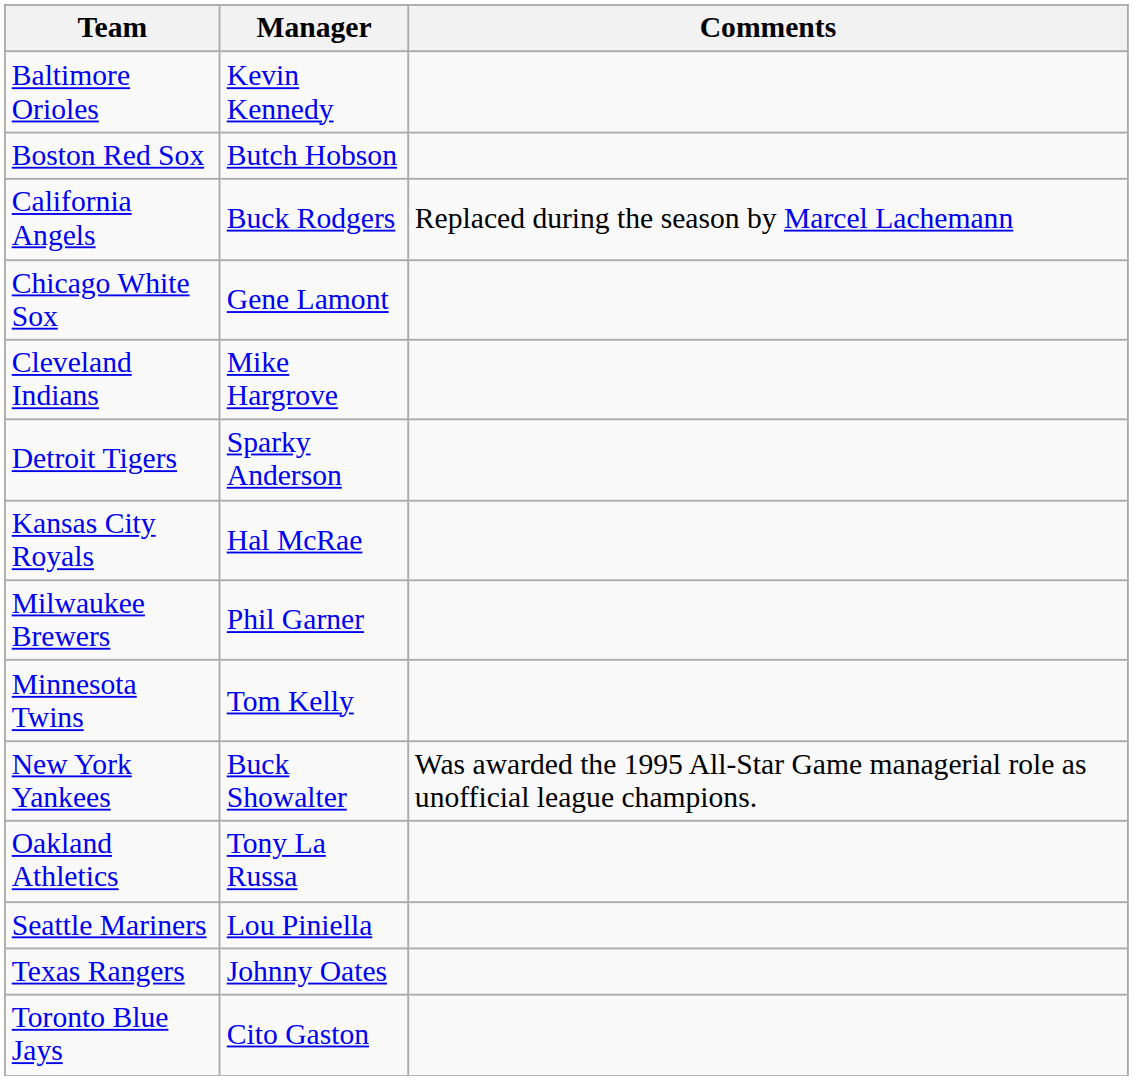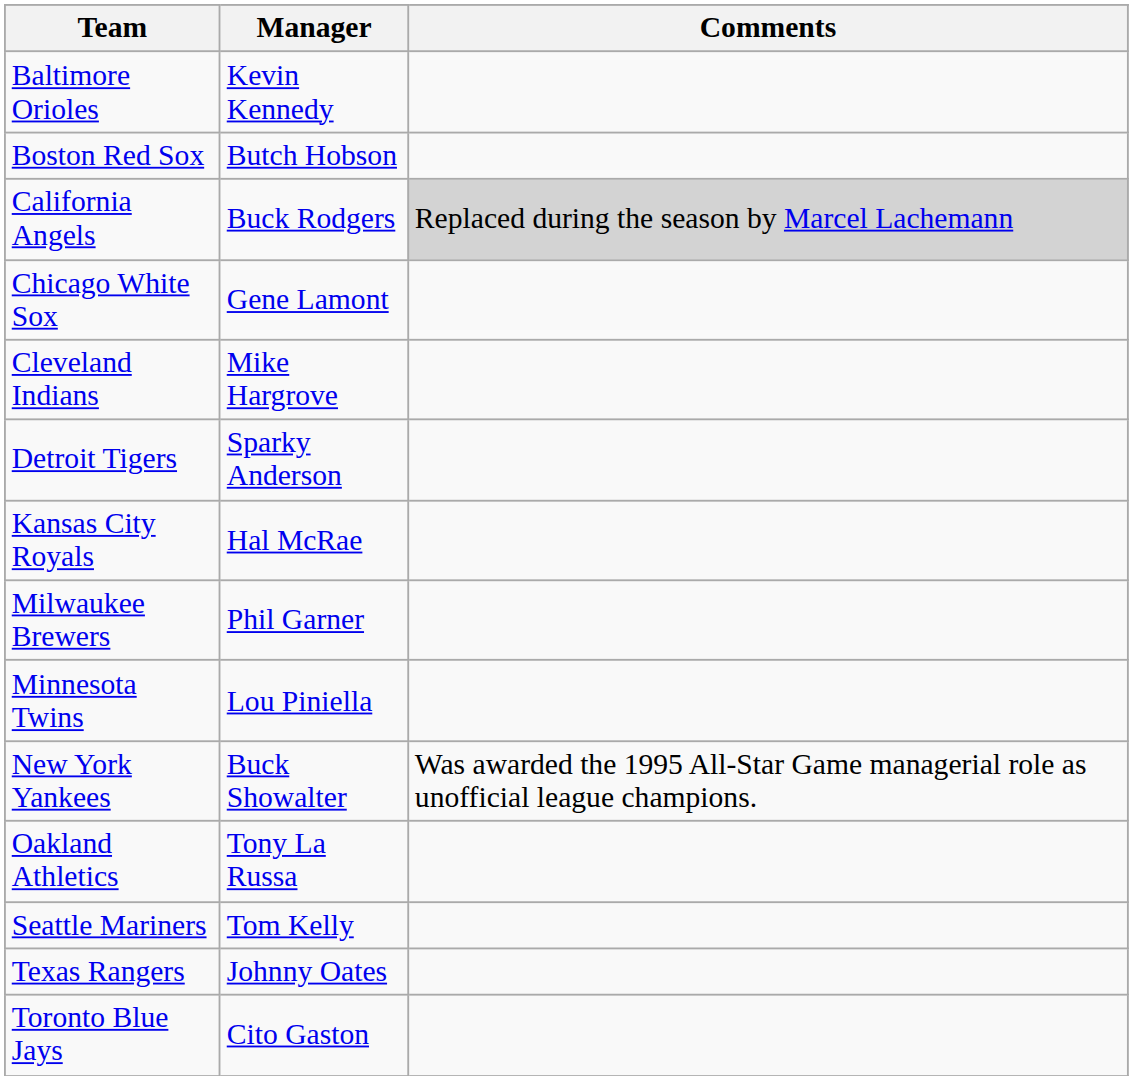(714, 218) no background -> (714, 218) lightgrey background
(290, 700) Tom Kelly -> (300, 700) Lou Piniella
(300, 924) Lou Piniella -> (290, 924) Tom Kelly
